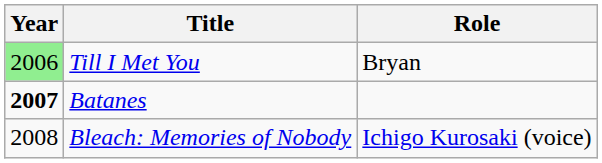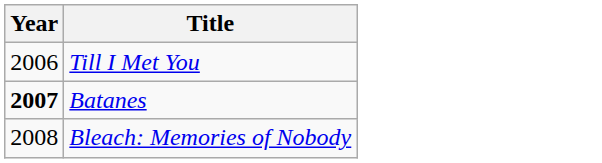- column: (477, 23)
(34, 61) lightgreen background -> (34, 61) no background
